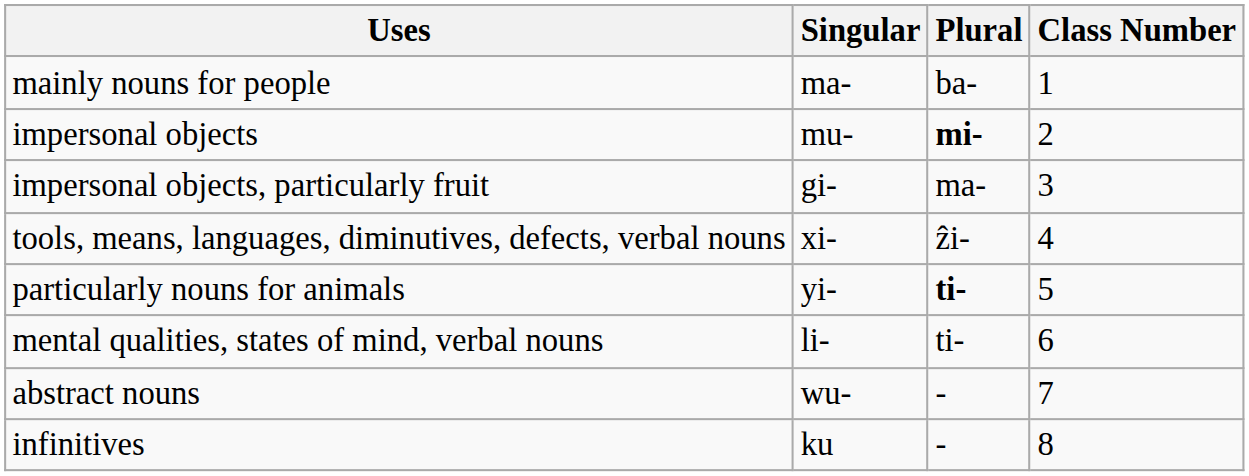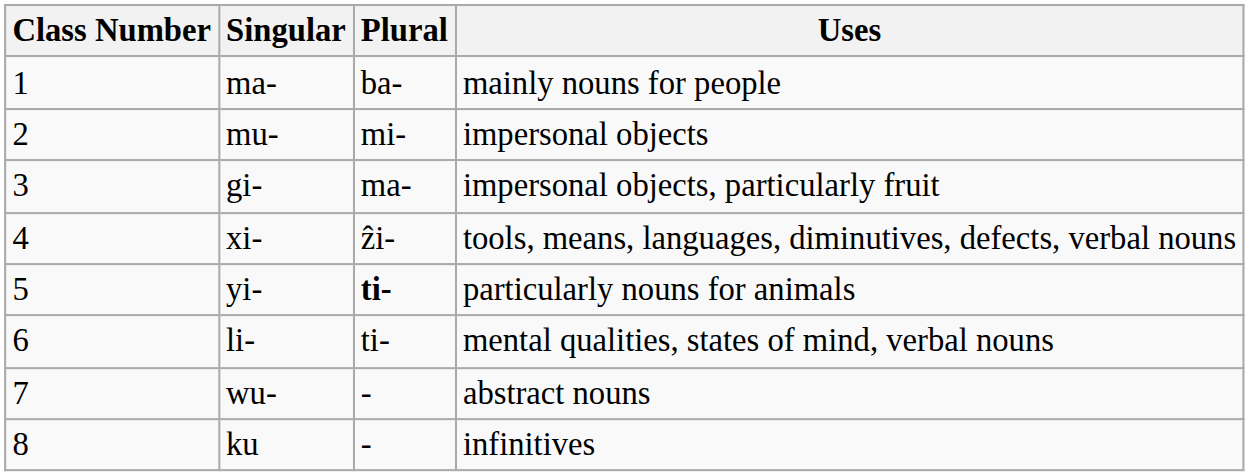columns swapped: (1137, 30) <-> (399, 30)
(959, 133) bold -> (383, 133) normal
